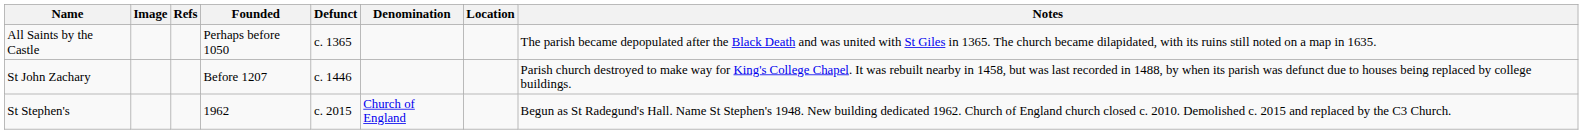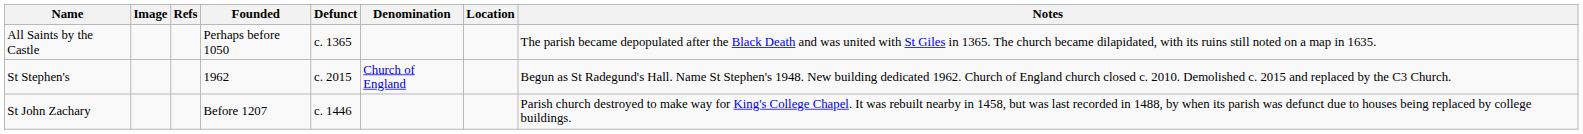rows swapped: (49, 76) <-> (39, 111)
